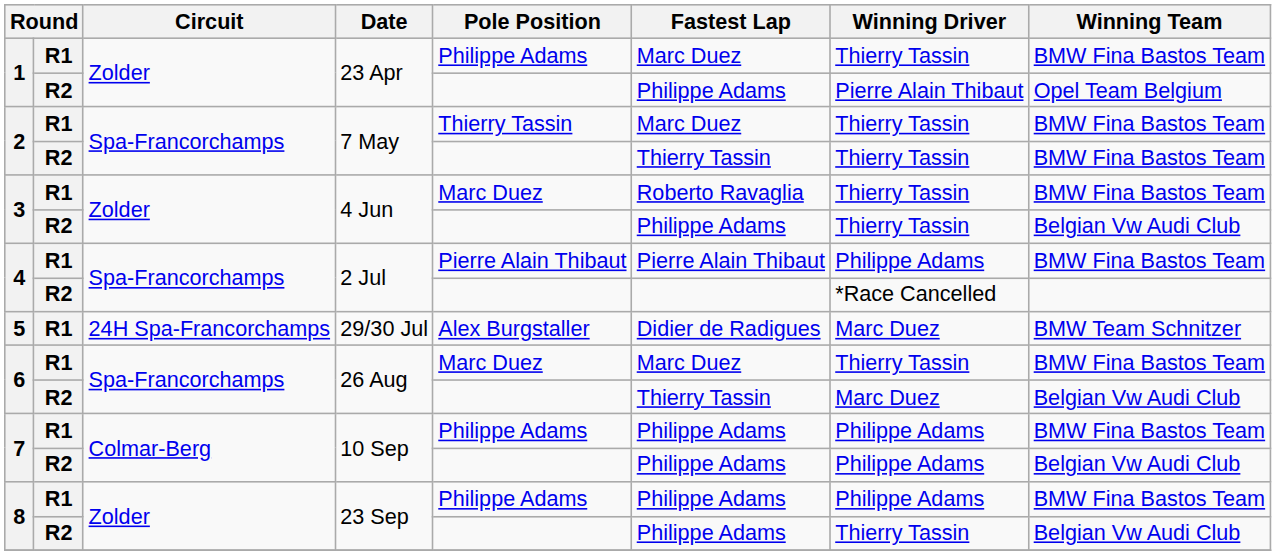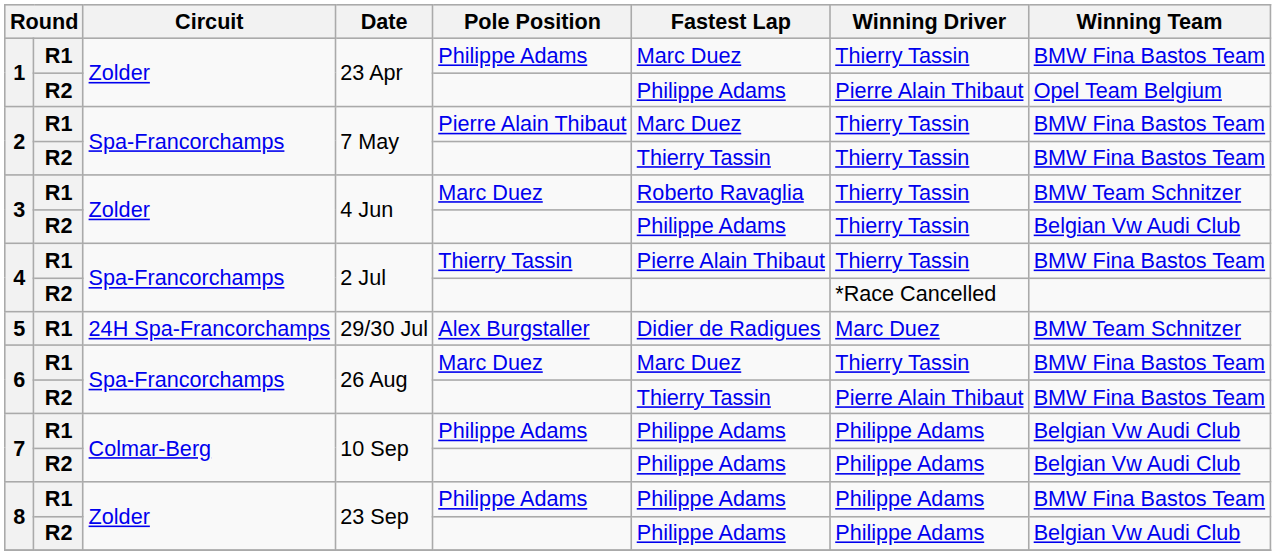(505, 124) Thierry Tassin -> (532, 124) Pierre Alain Thibaut
(1149, 192) BMW Fina Bastos Team -> (1137, 192) BMW Team Schnitzer
(532, 260) Pierre Alain Thibaut -> (505, 260) Thierry Tassin
(910, 260) Philippe Adams -> (902, 260) Thierry Tassin
(887, 396) Marc Duez -> (929, 396) Pierre Alain Thibaut
(1137, 396) Belgian Vw Audi Club -> (1149, 396) BMW Fina Bastos Team
(1149, 430) BMW Fina Bastos Team -> (1137, 430) Belgian Vw Audi Club
(902, 533) Thierry Tassin -> (910, 533) Philippe Adams
